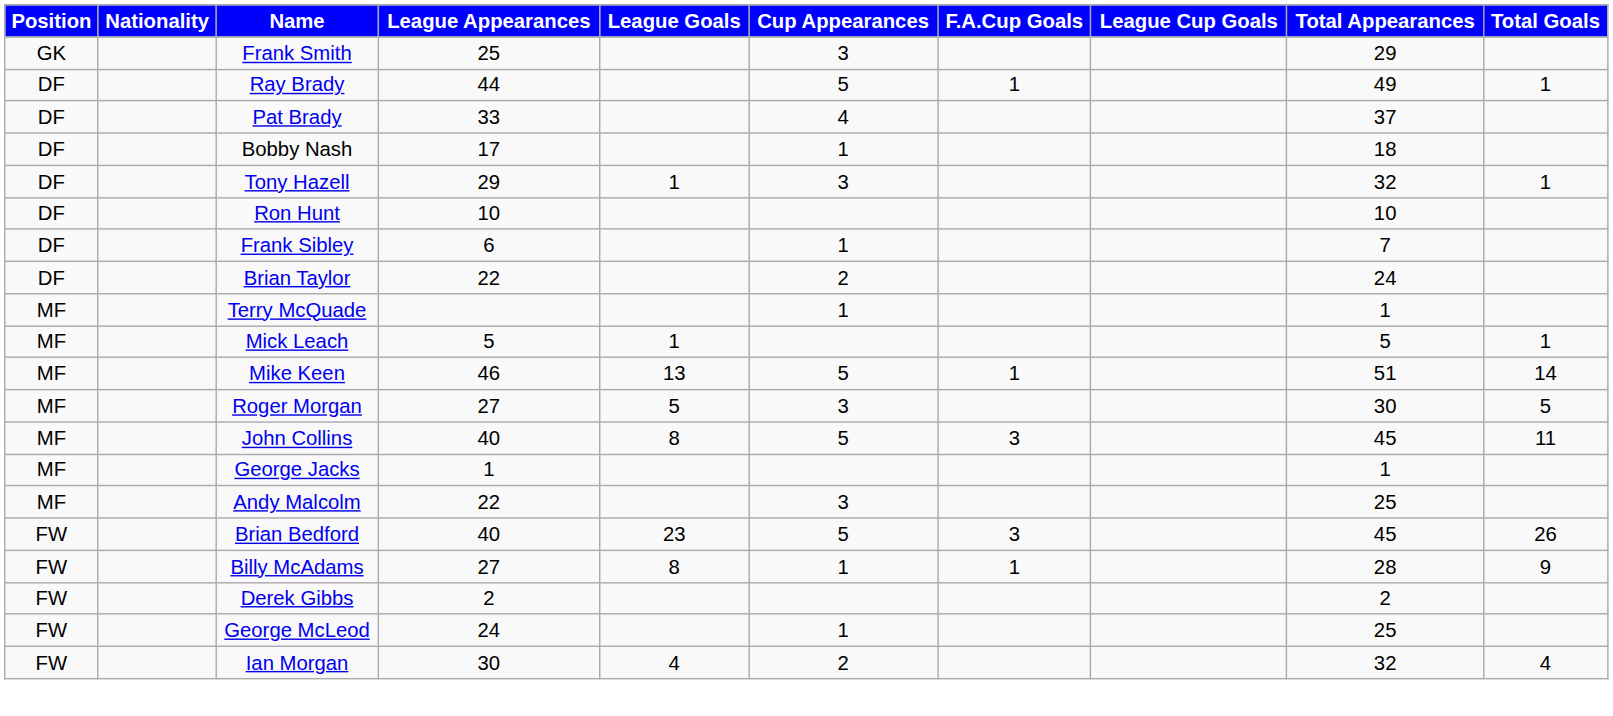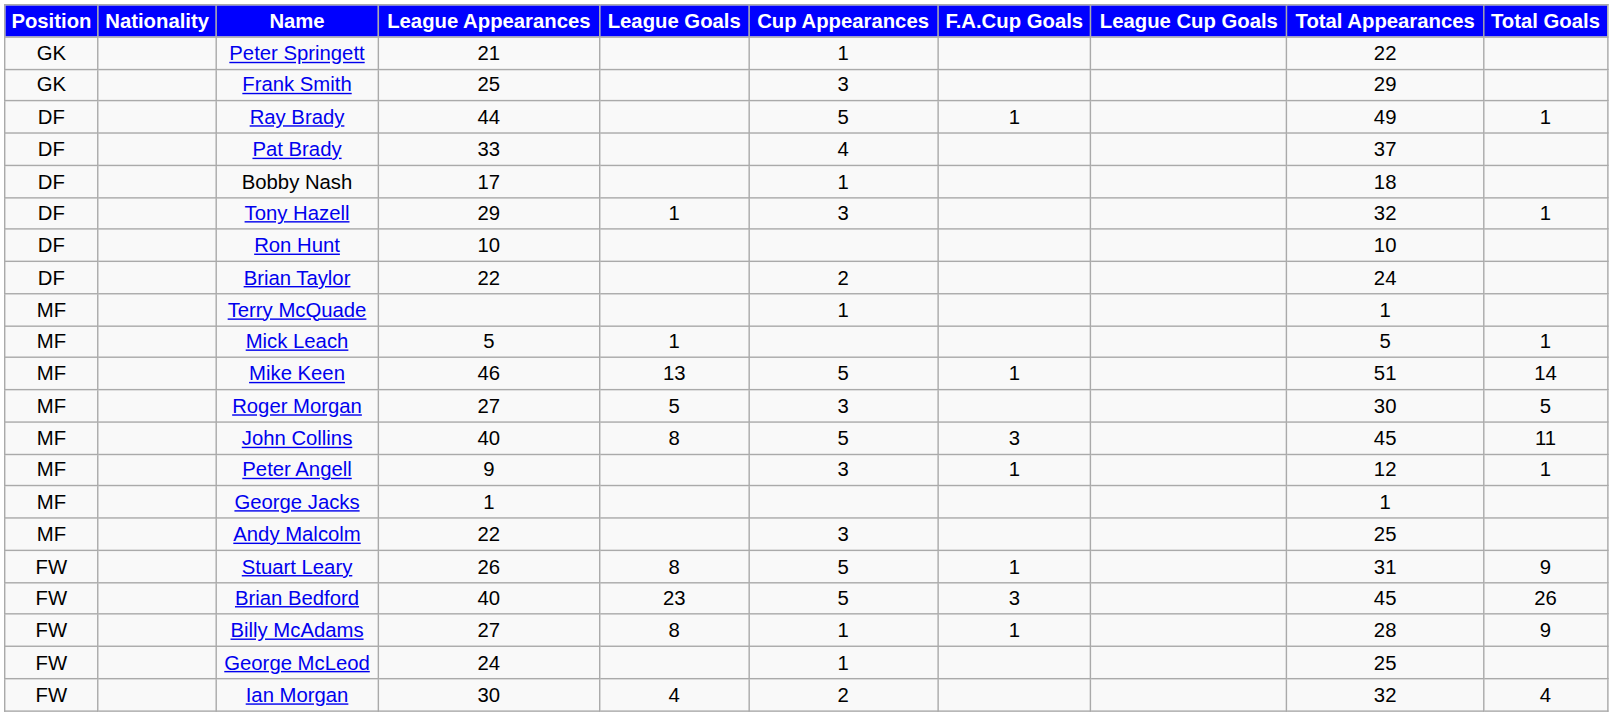+ row: (297, 53)
- row: (297, 246)
+ row: (297, 470)
+ row: (297, 566)
- row: (297, 599)
